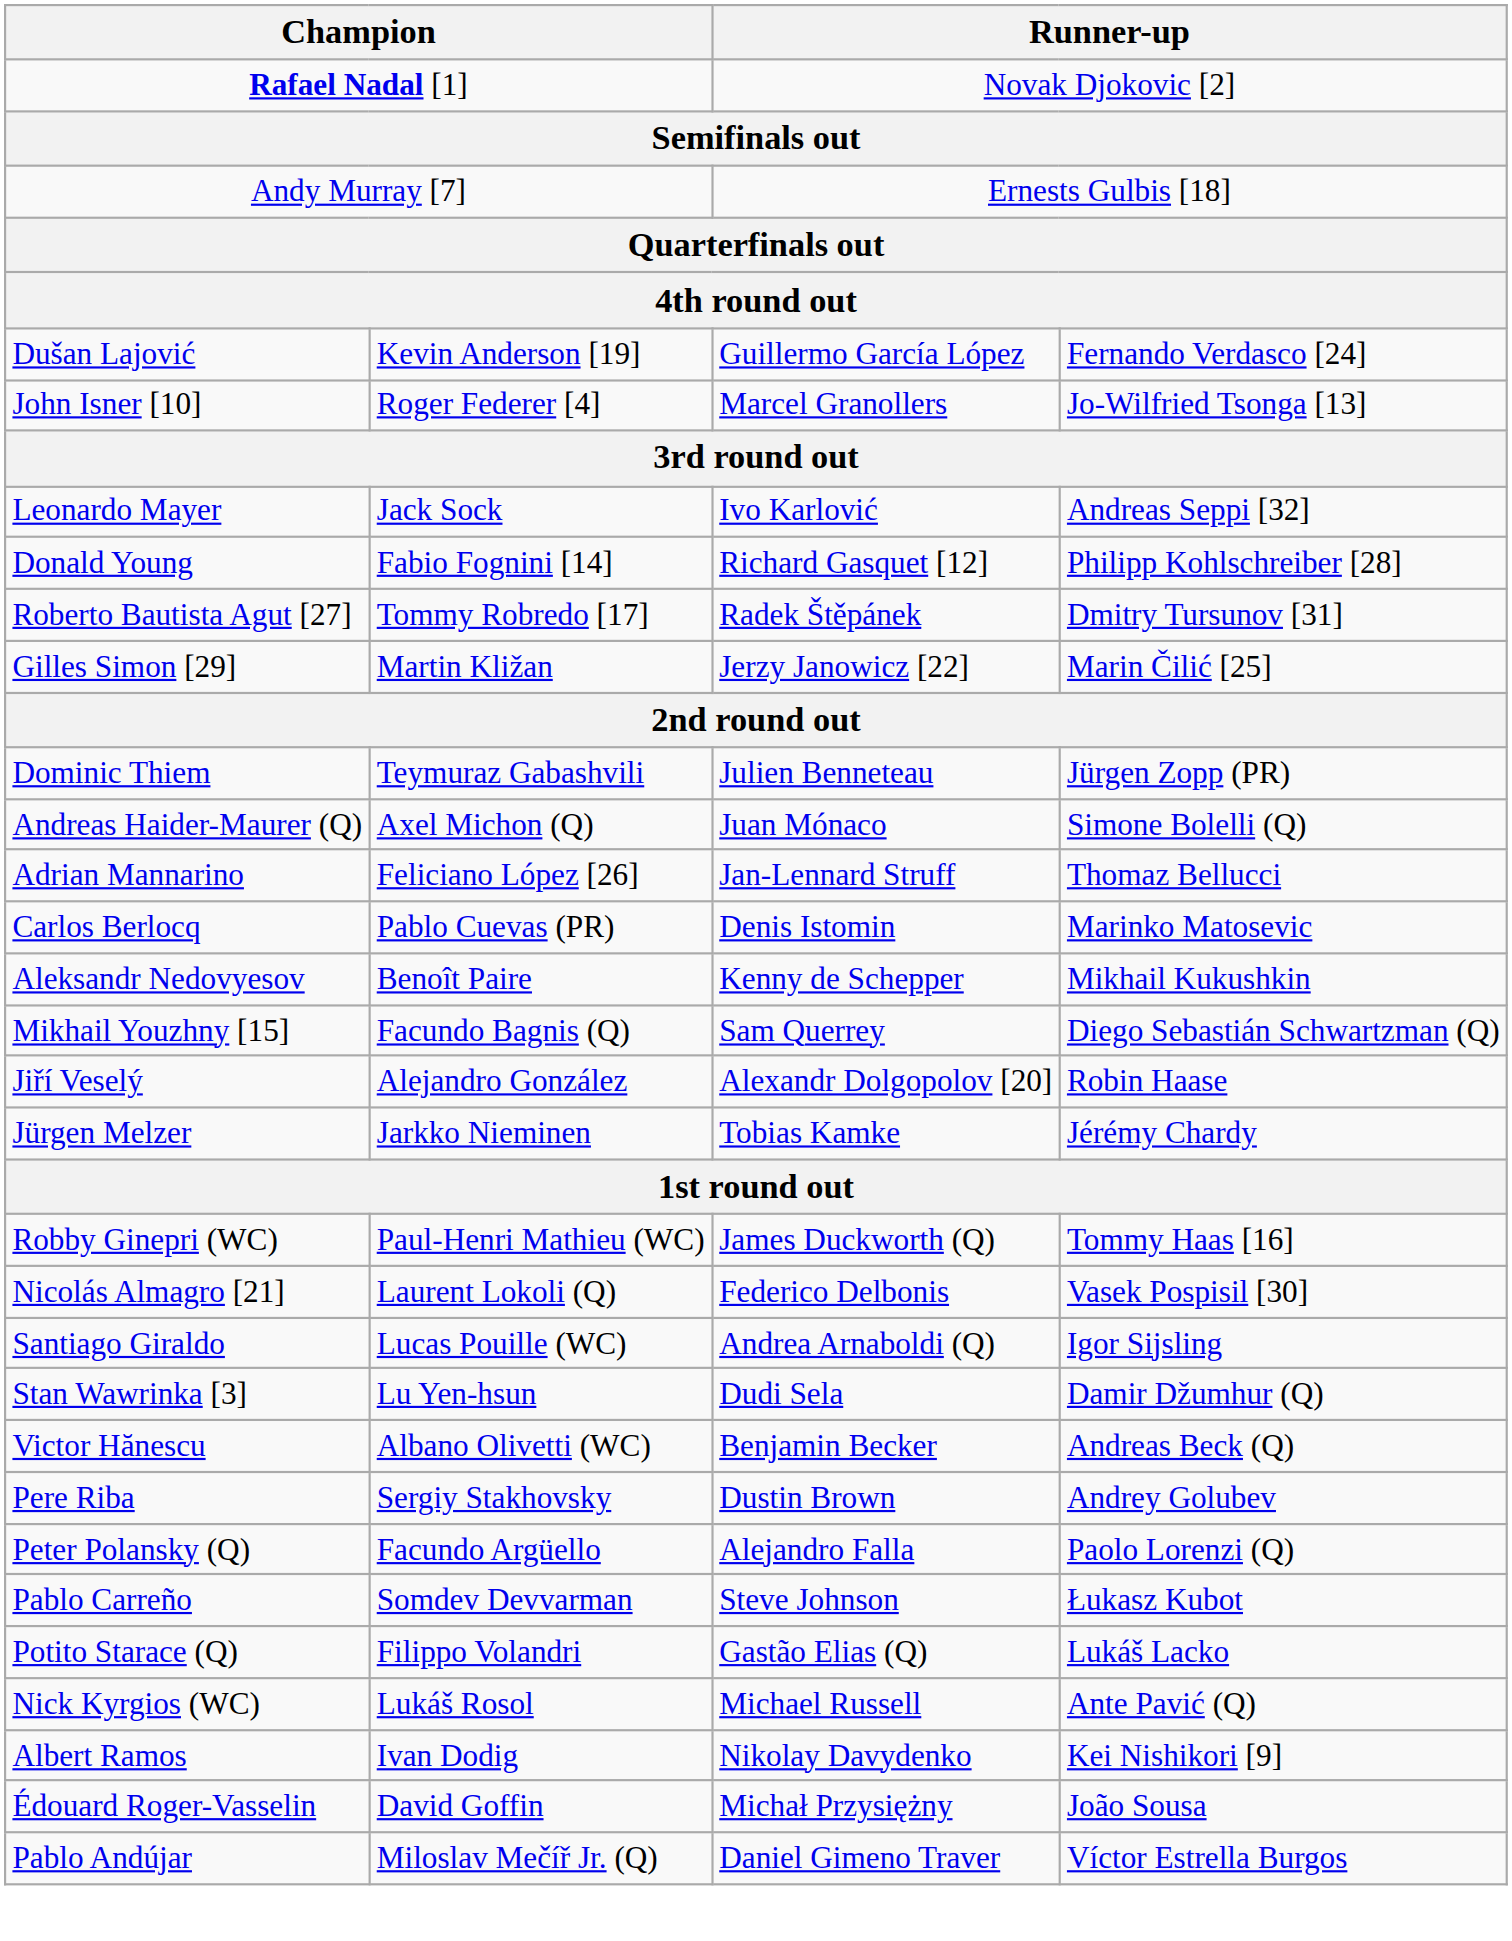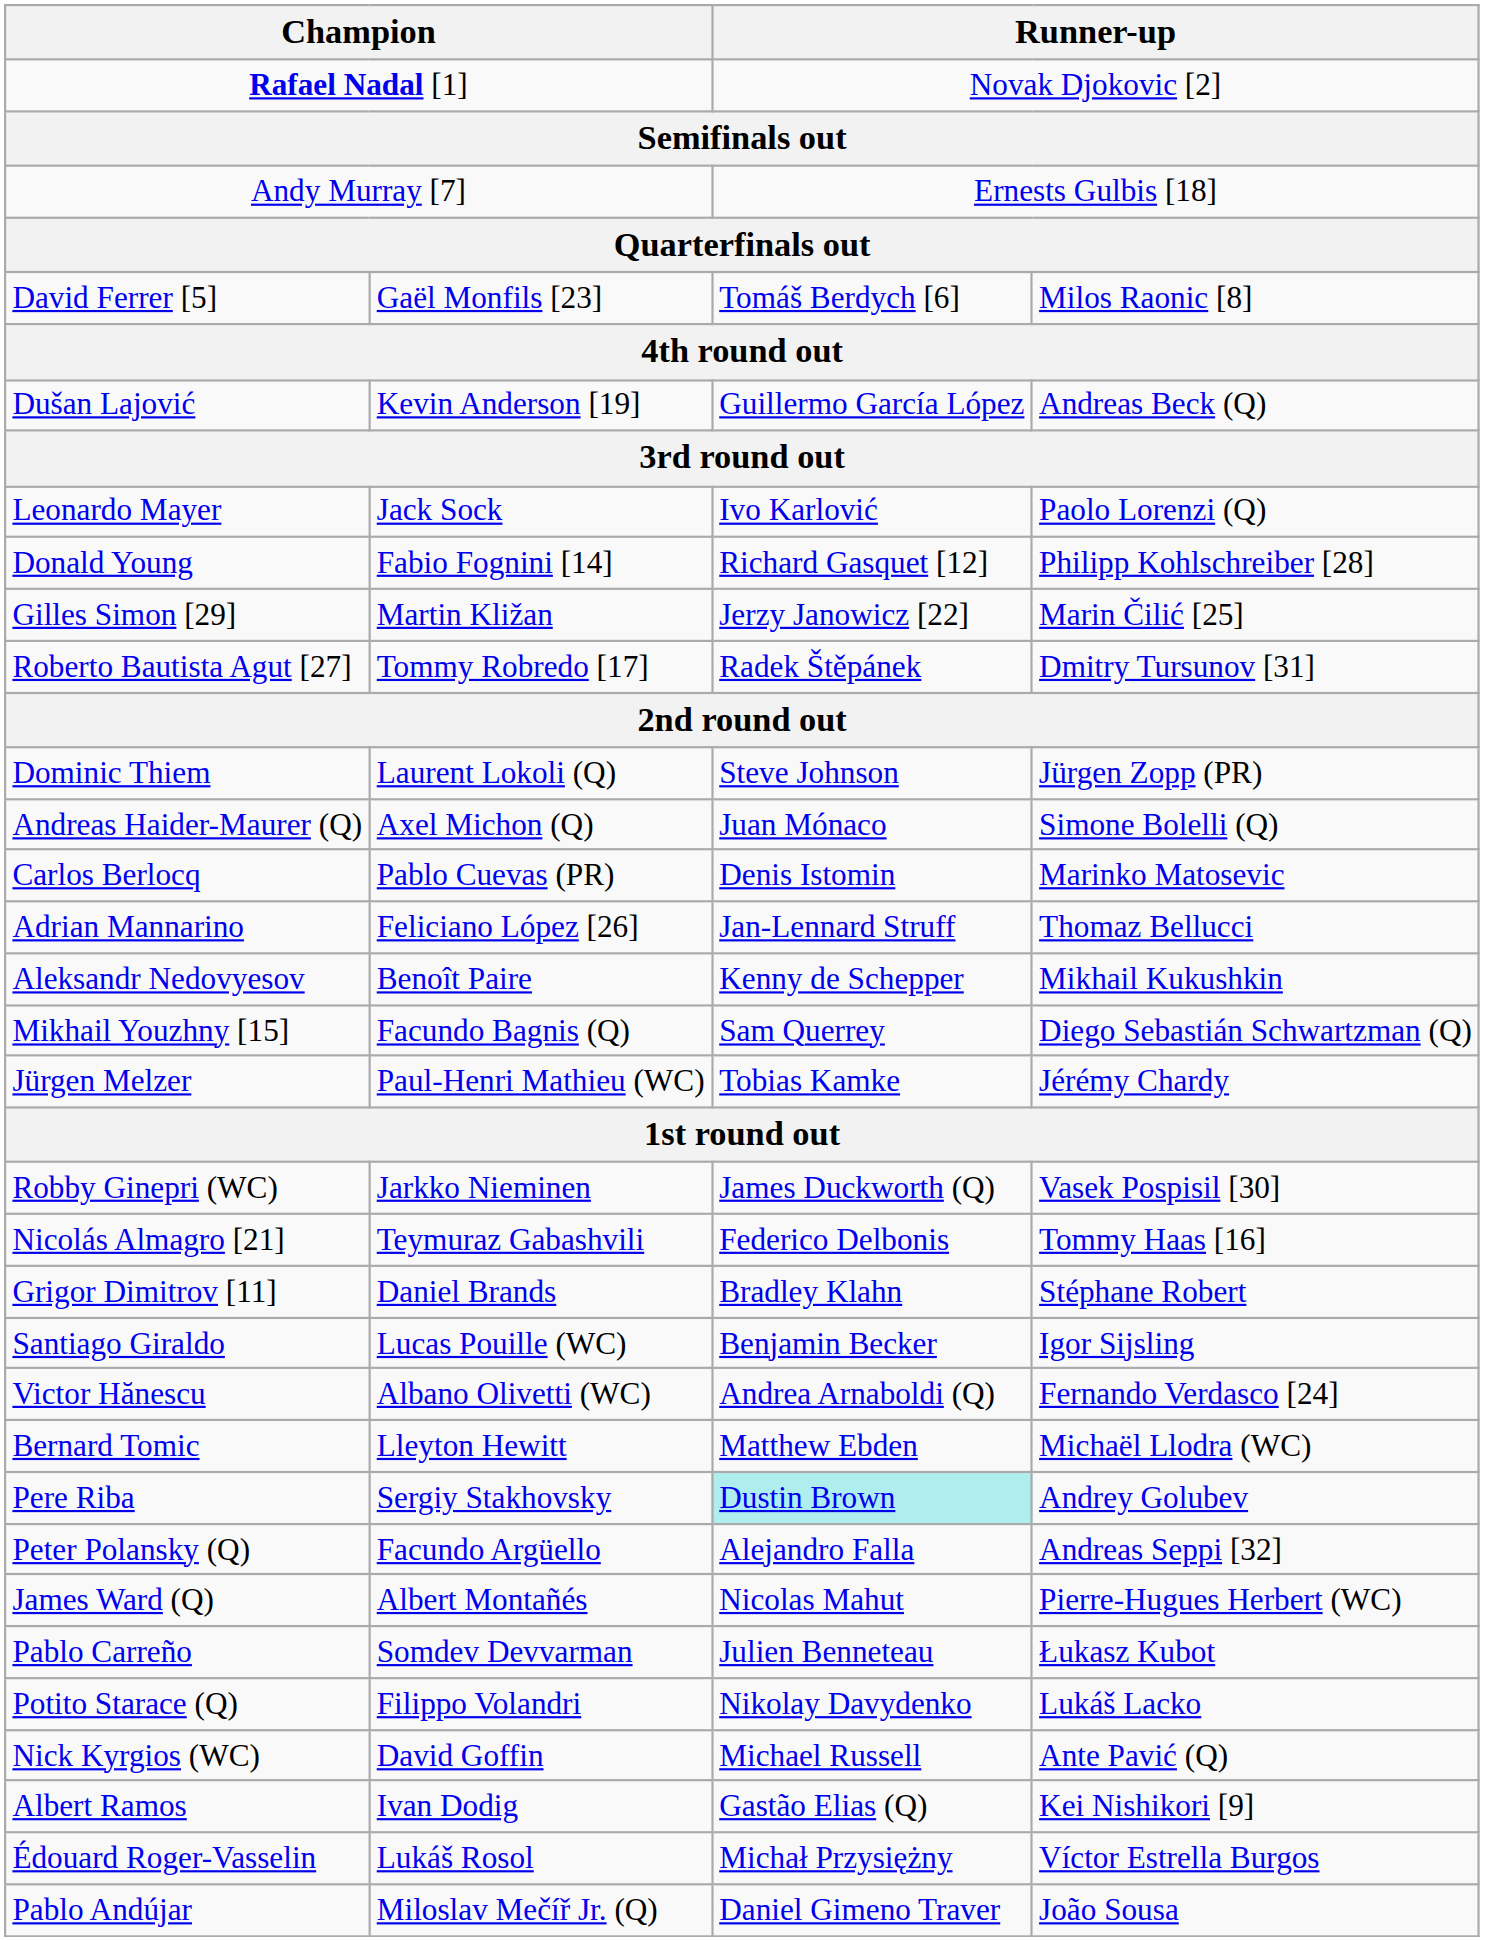+ row: (115, 298)
(1217, 353) Fernando Verdasco [24] -> (1153, 404) Andreas Beck (Q)
- row: (107, 404)
(1188, 511) Andreas Seppi [32] -> (1153, 511) Paolo Lorenzi (Q)
rows swapped: (182, 614) <-> (124, 666)
(510, 772) Teymuraz Gabashvili -> (496, 772) Laurent Lokoli (Q)
(826, 772) Julien Benneteau -> (809, 772) Steve Johnson
rows swapped: (128, 875) <-> (107, 927)
- row: (78, 1081)
(484, 1133) Jarkko Nieminen -> (541, 1081) Paul-Henri Mathieu (WC)
(541, 1239) Paul-Henri Mathieu (WC) -> (484, 1188) Jarkko Nieminen
(1180, 1239) Tommy Haas [16] -> (1160, 1188) Vasek Pospisil [30]
(496, 1291) Laurent Lokoli (Q) -> (510, 1239) Teymuraz Gabashvili
(1188, 1291) Vasek Pospisil [30] -> (1152, 1239) Tommy Haas [16]
+ row: (145, 1291)
(857, 1342) Andrea Arnaboldi (Q) -> (828, 1342) Benjamin Becker
- row: (130, 1394)
(828, 1445) Benjamin Becker -> (857, 1394) Andrea Arnaboldi (Q)
(1181, 1445) Andreas Beck (Q) -> (1189, 1394) Fernando Verdasco [24]
+ row: (106, 1445)
(807, 1497) no background -> (807, 1497) paleturquoise background
(1181, 1548) Paolo Lorenzi (Q) -> (1161, 1548) Andreas Seppi [32]
+ row: (113, 1600)
(809, 1600) Steve Johnson -> (826, 1652) Julien Benneteau
(823, 1652) Gastão Elias (Q) -> (845, 1703) Nikolay Davydenko
(455, 1703) Lukáš Rosol -> (460, 1755) David Goffin
(845, 1755) Nikolay Davydenko -> (823, 1806) Gastão Elias (Q)
(460, 1806) David Goffin -> (455, 1858) Lukáš Rosol
(1137, 1806) João Sousa -> (1179, 1858) Víctor Estrella Burgos
(1207, 1858) Víctor Estrella Burgos -> (1109, 1909) João Sousa
